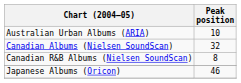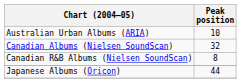(215, 72) 46 -> (215, 72) 44
